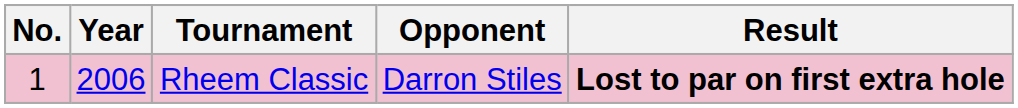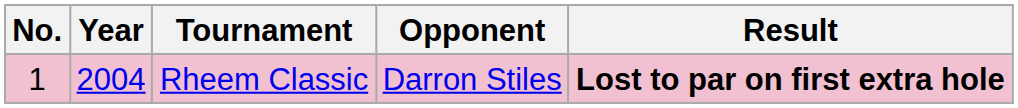(111, 79) 2006 -> (111, 79) 2004
